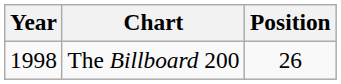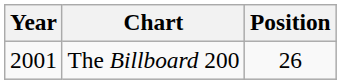(33, 60) 1998 -> (33, 60) 2001
